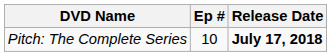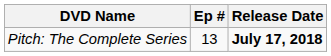(209, 39) 10 -> (209, 39) 13
